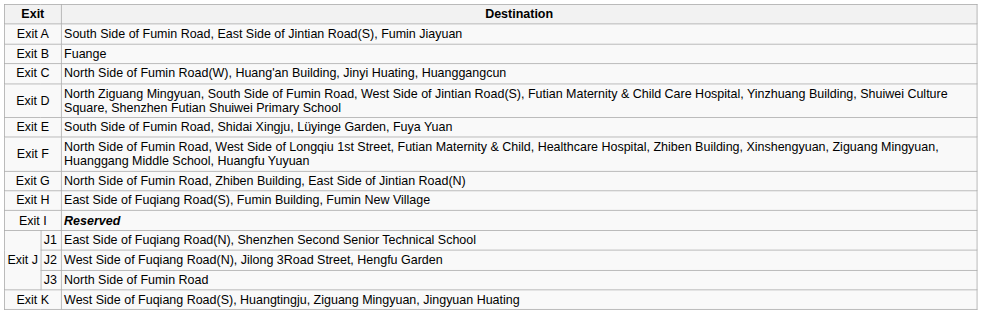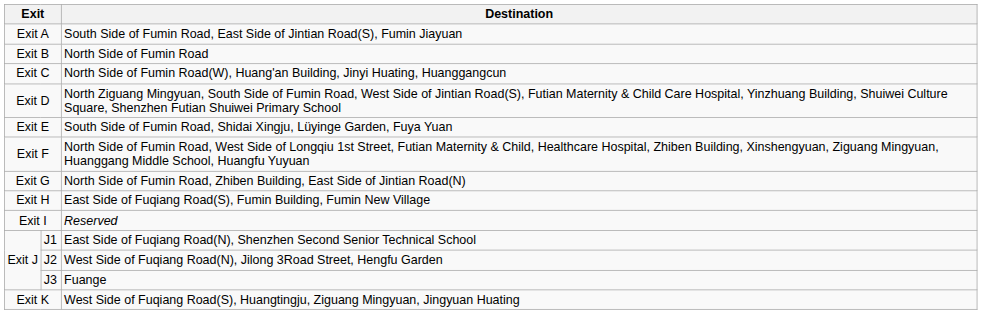(85, 53) Fuange -> (136, 53) North Side of Fumin Road
(92, 220) bold -> (91, 220) normal
(136, 279) North Side of Fumin Road -> (85, 279) Fuange
